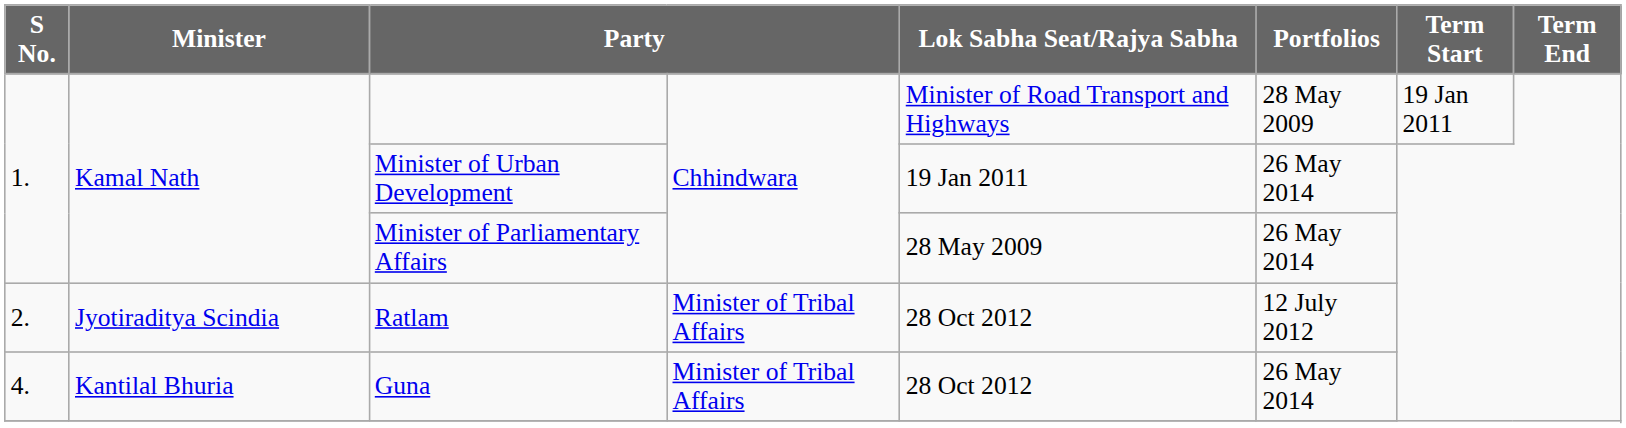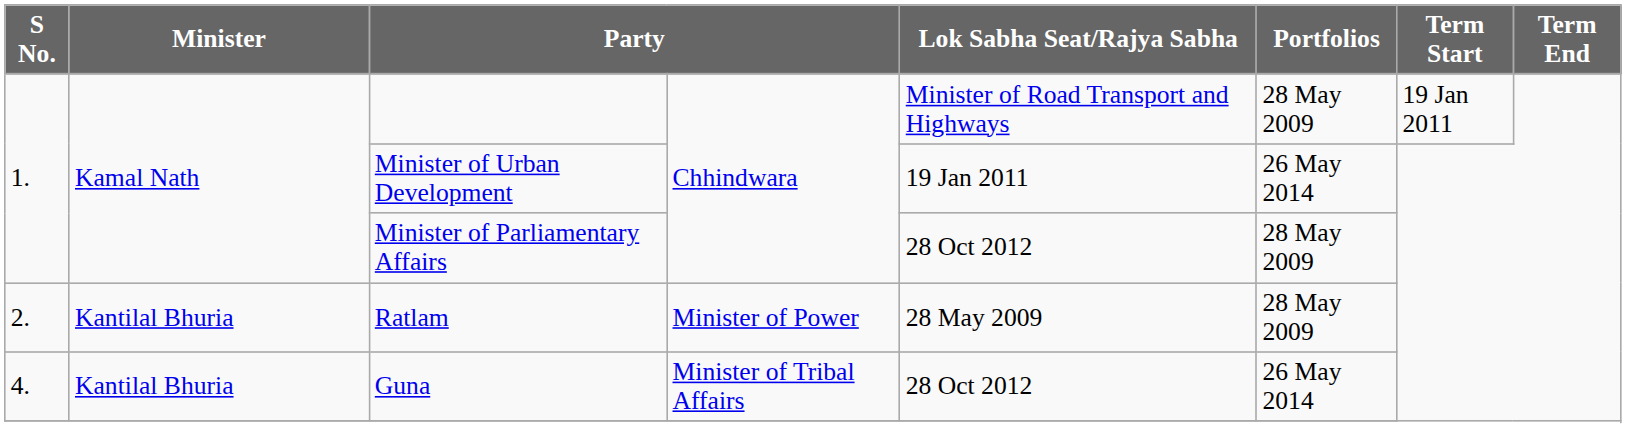(974, 247) 28 May 2009 -> (969, 247) 28 Oct 2012
(1302, 247) 26 May 2014 -> (1302, 247) 28 May 2009
(177, 316) Jyotiraditya Scindia -> (154, 316) Kantilal Bhuria
(764, 316) Minister of Tribal Affairs -> (766, 316) Minister of Power
(969, 316) 28 Oct 2012 -> (974, 316) 28 May 2009
(1300, 316) 12 July 2012 -> (1302, 316) 28 May 2009
